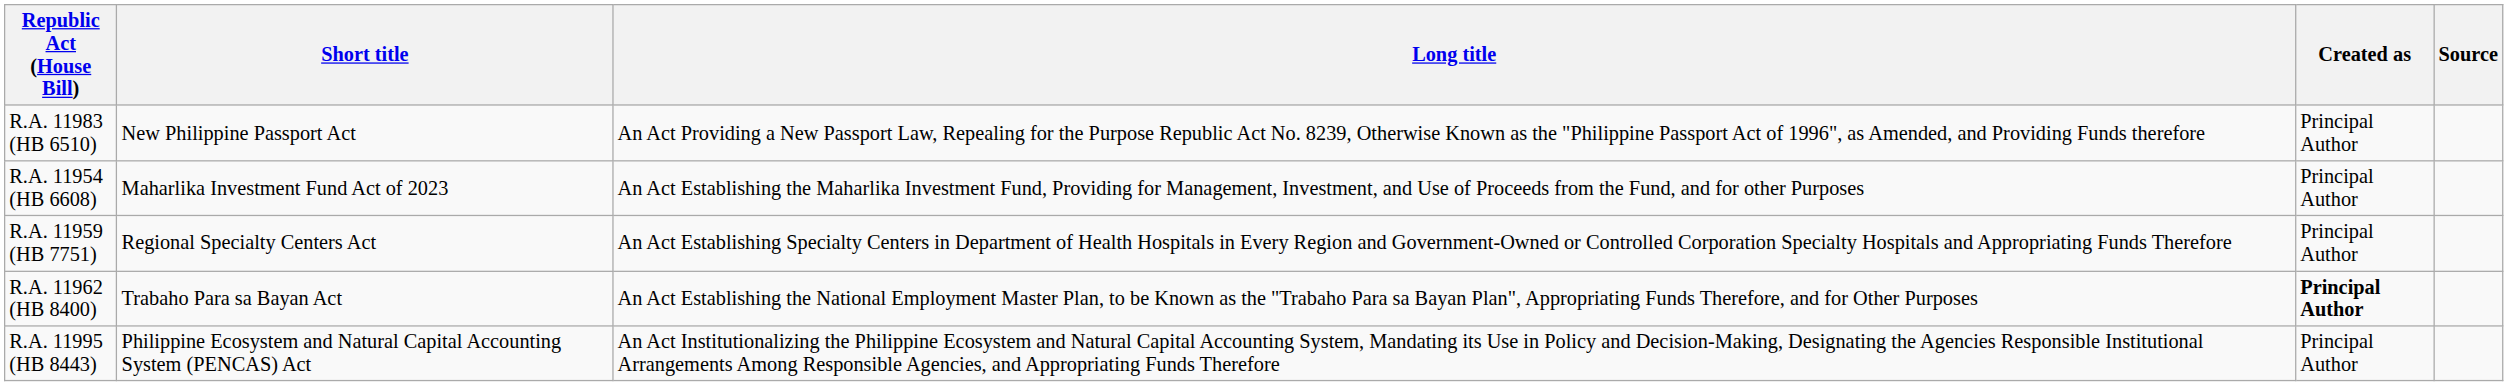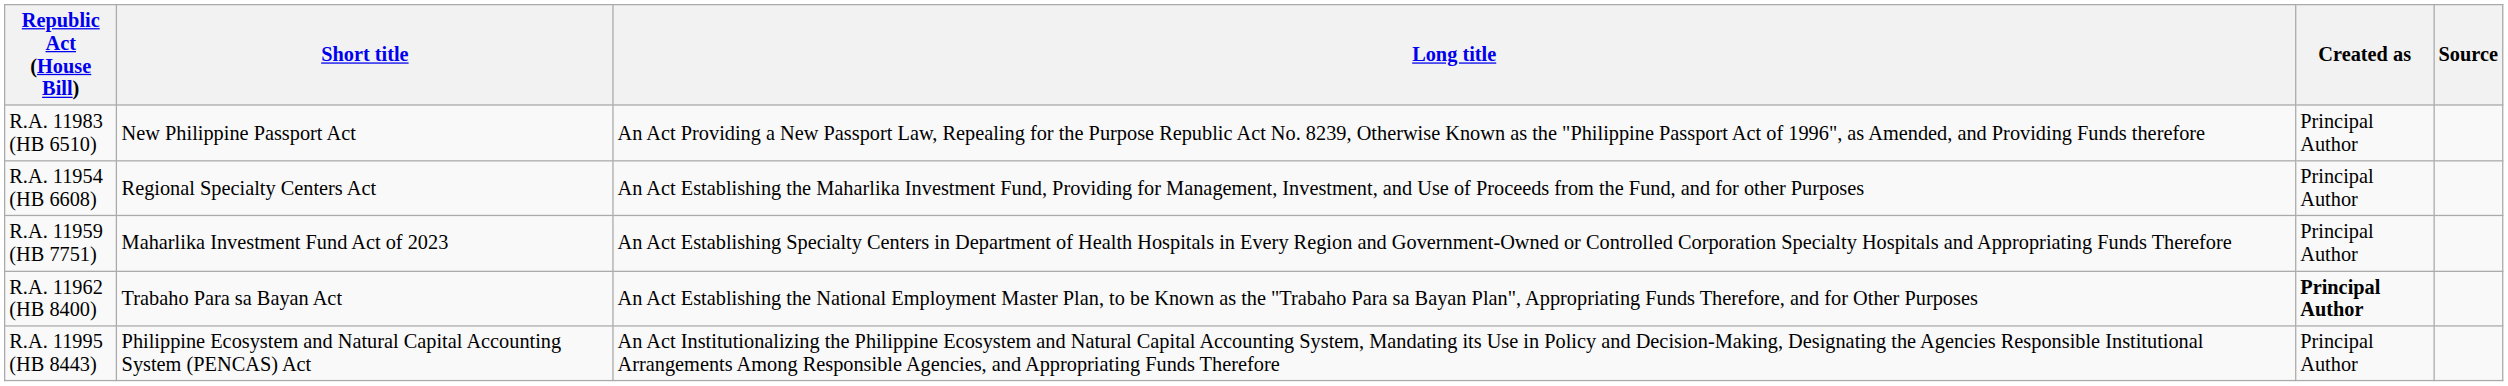(285, 187) Maharlika Investment Fund Act of 2023 -> (249, 187) Regional Specialty Centers Act
(249, 243) Regional Specialty Centers Act -> (285, 243) Maharlika Investment Fund Act of 2023
